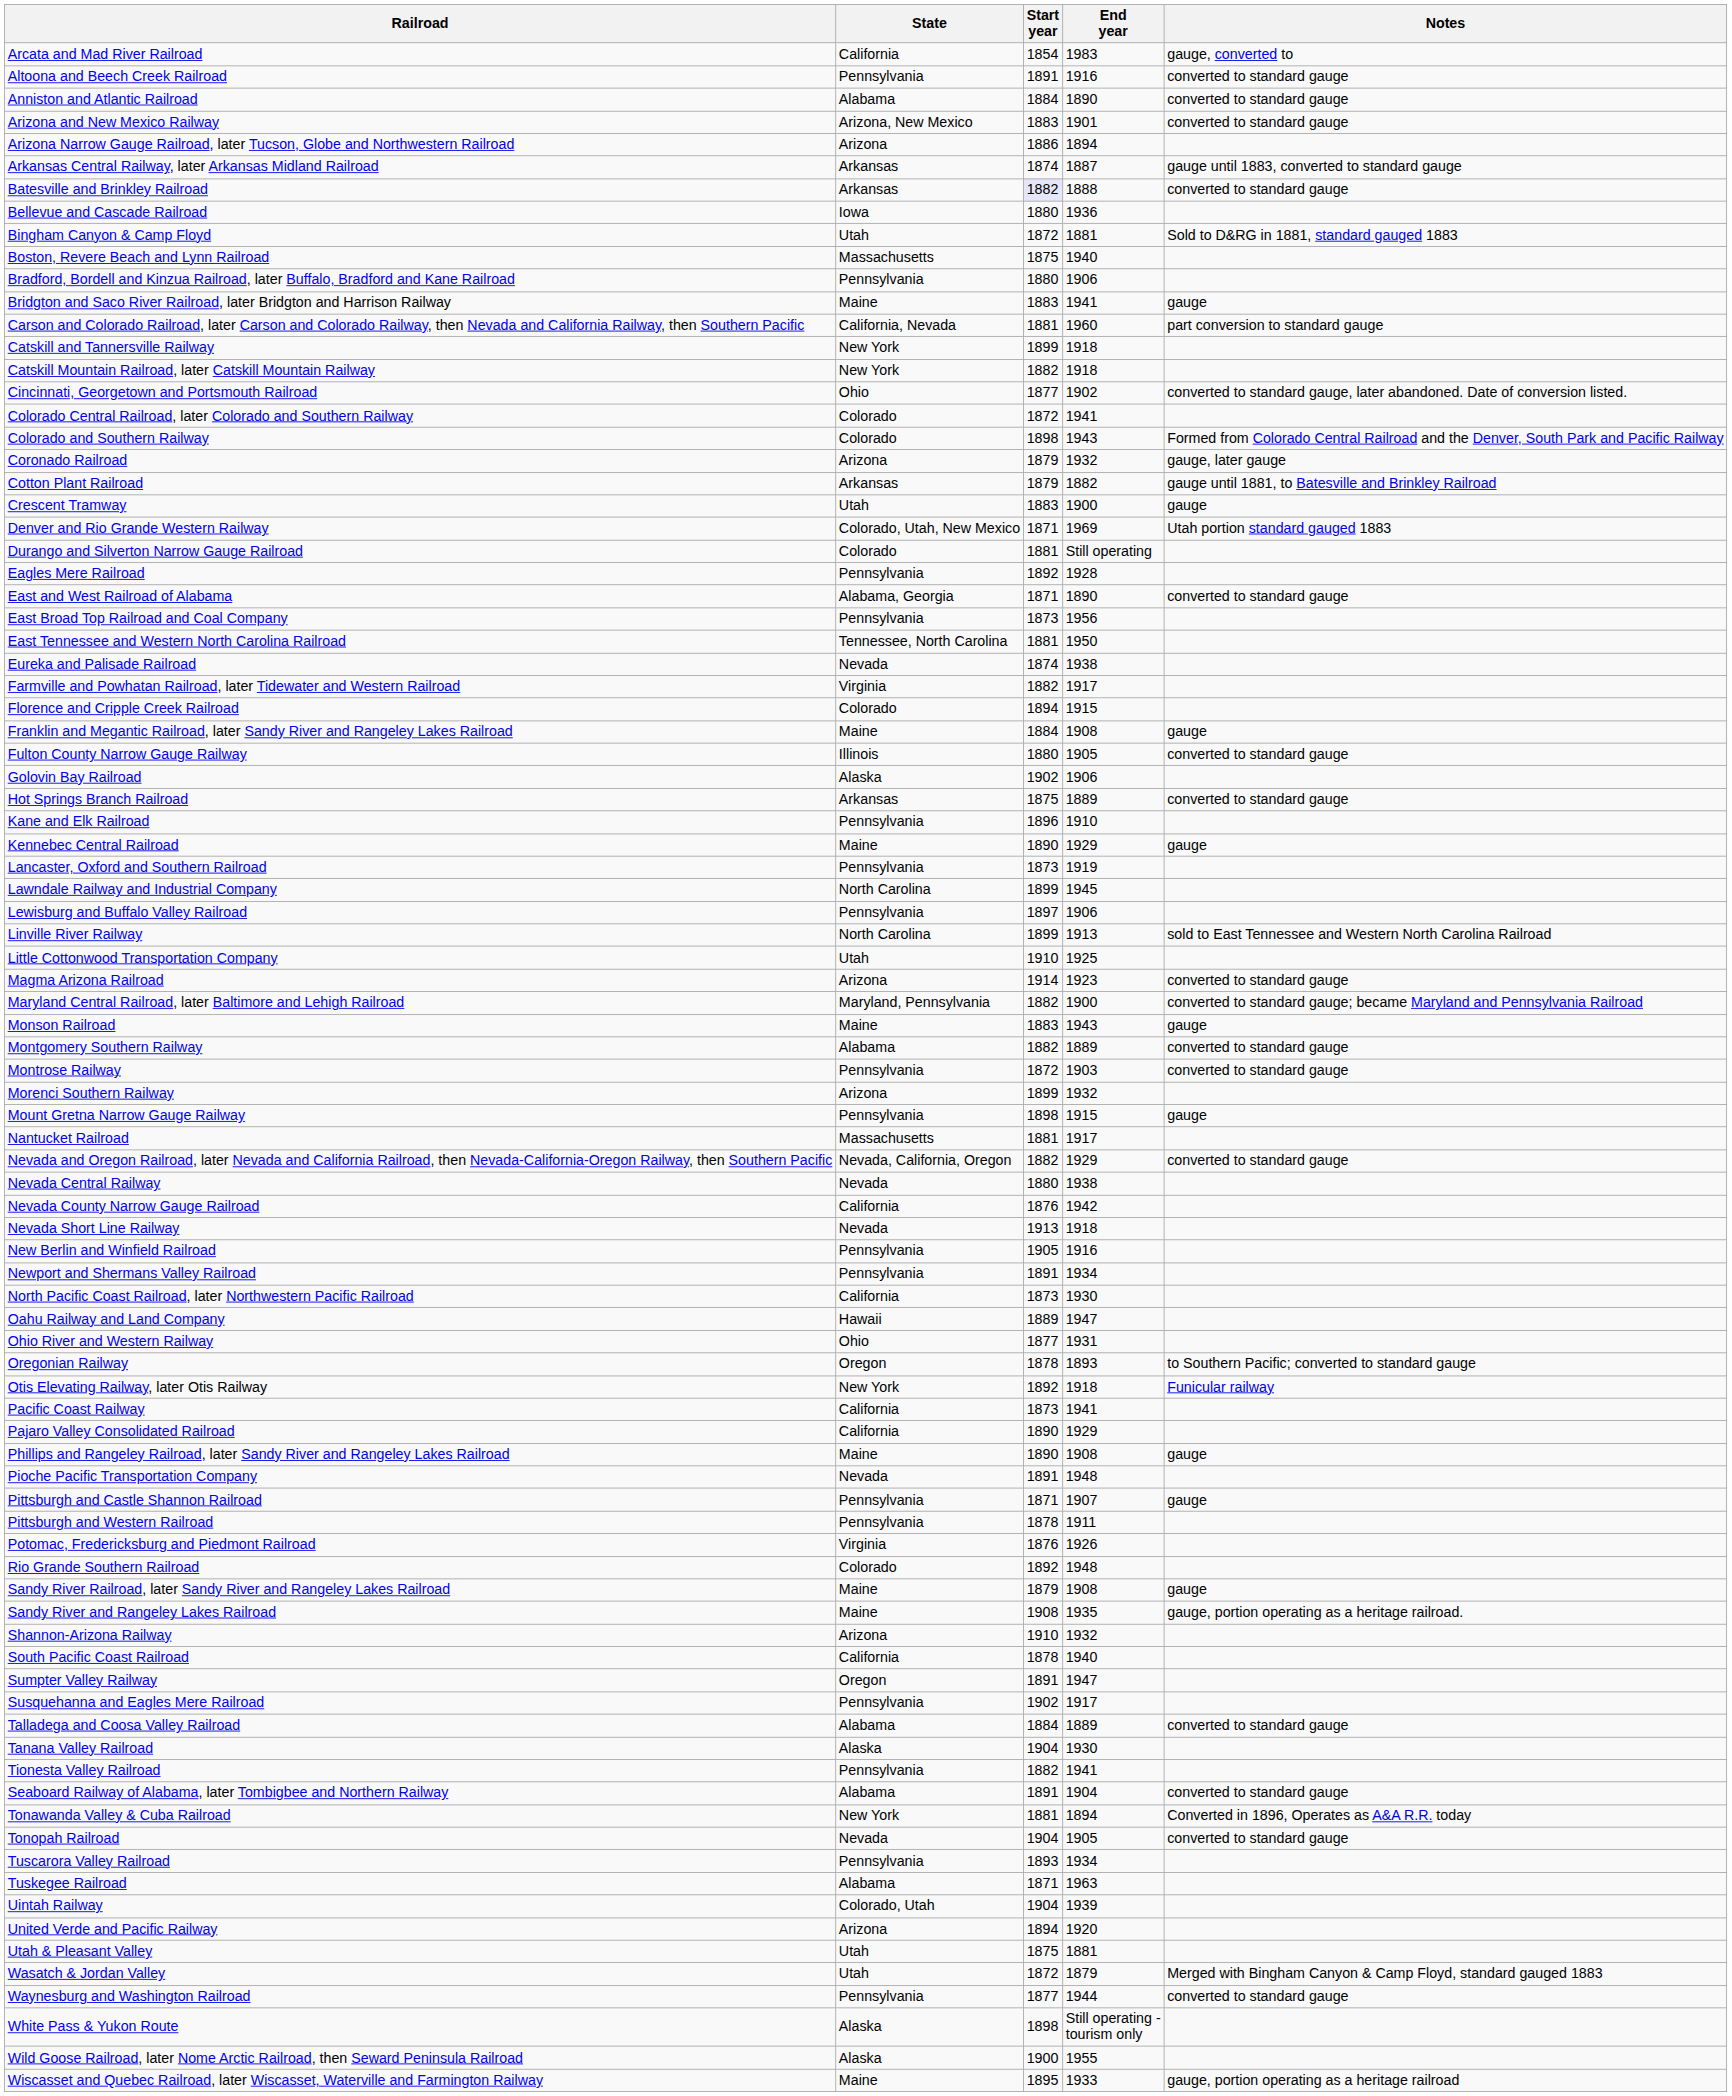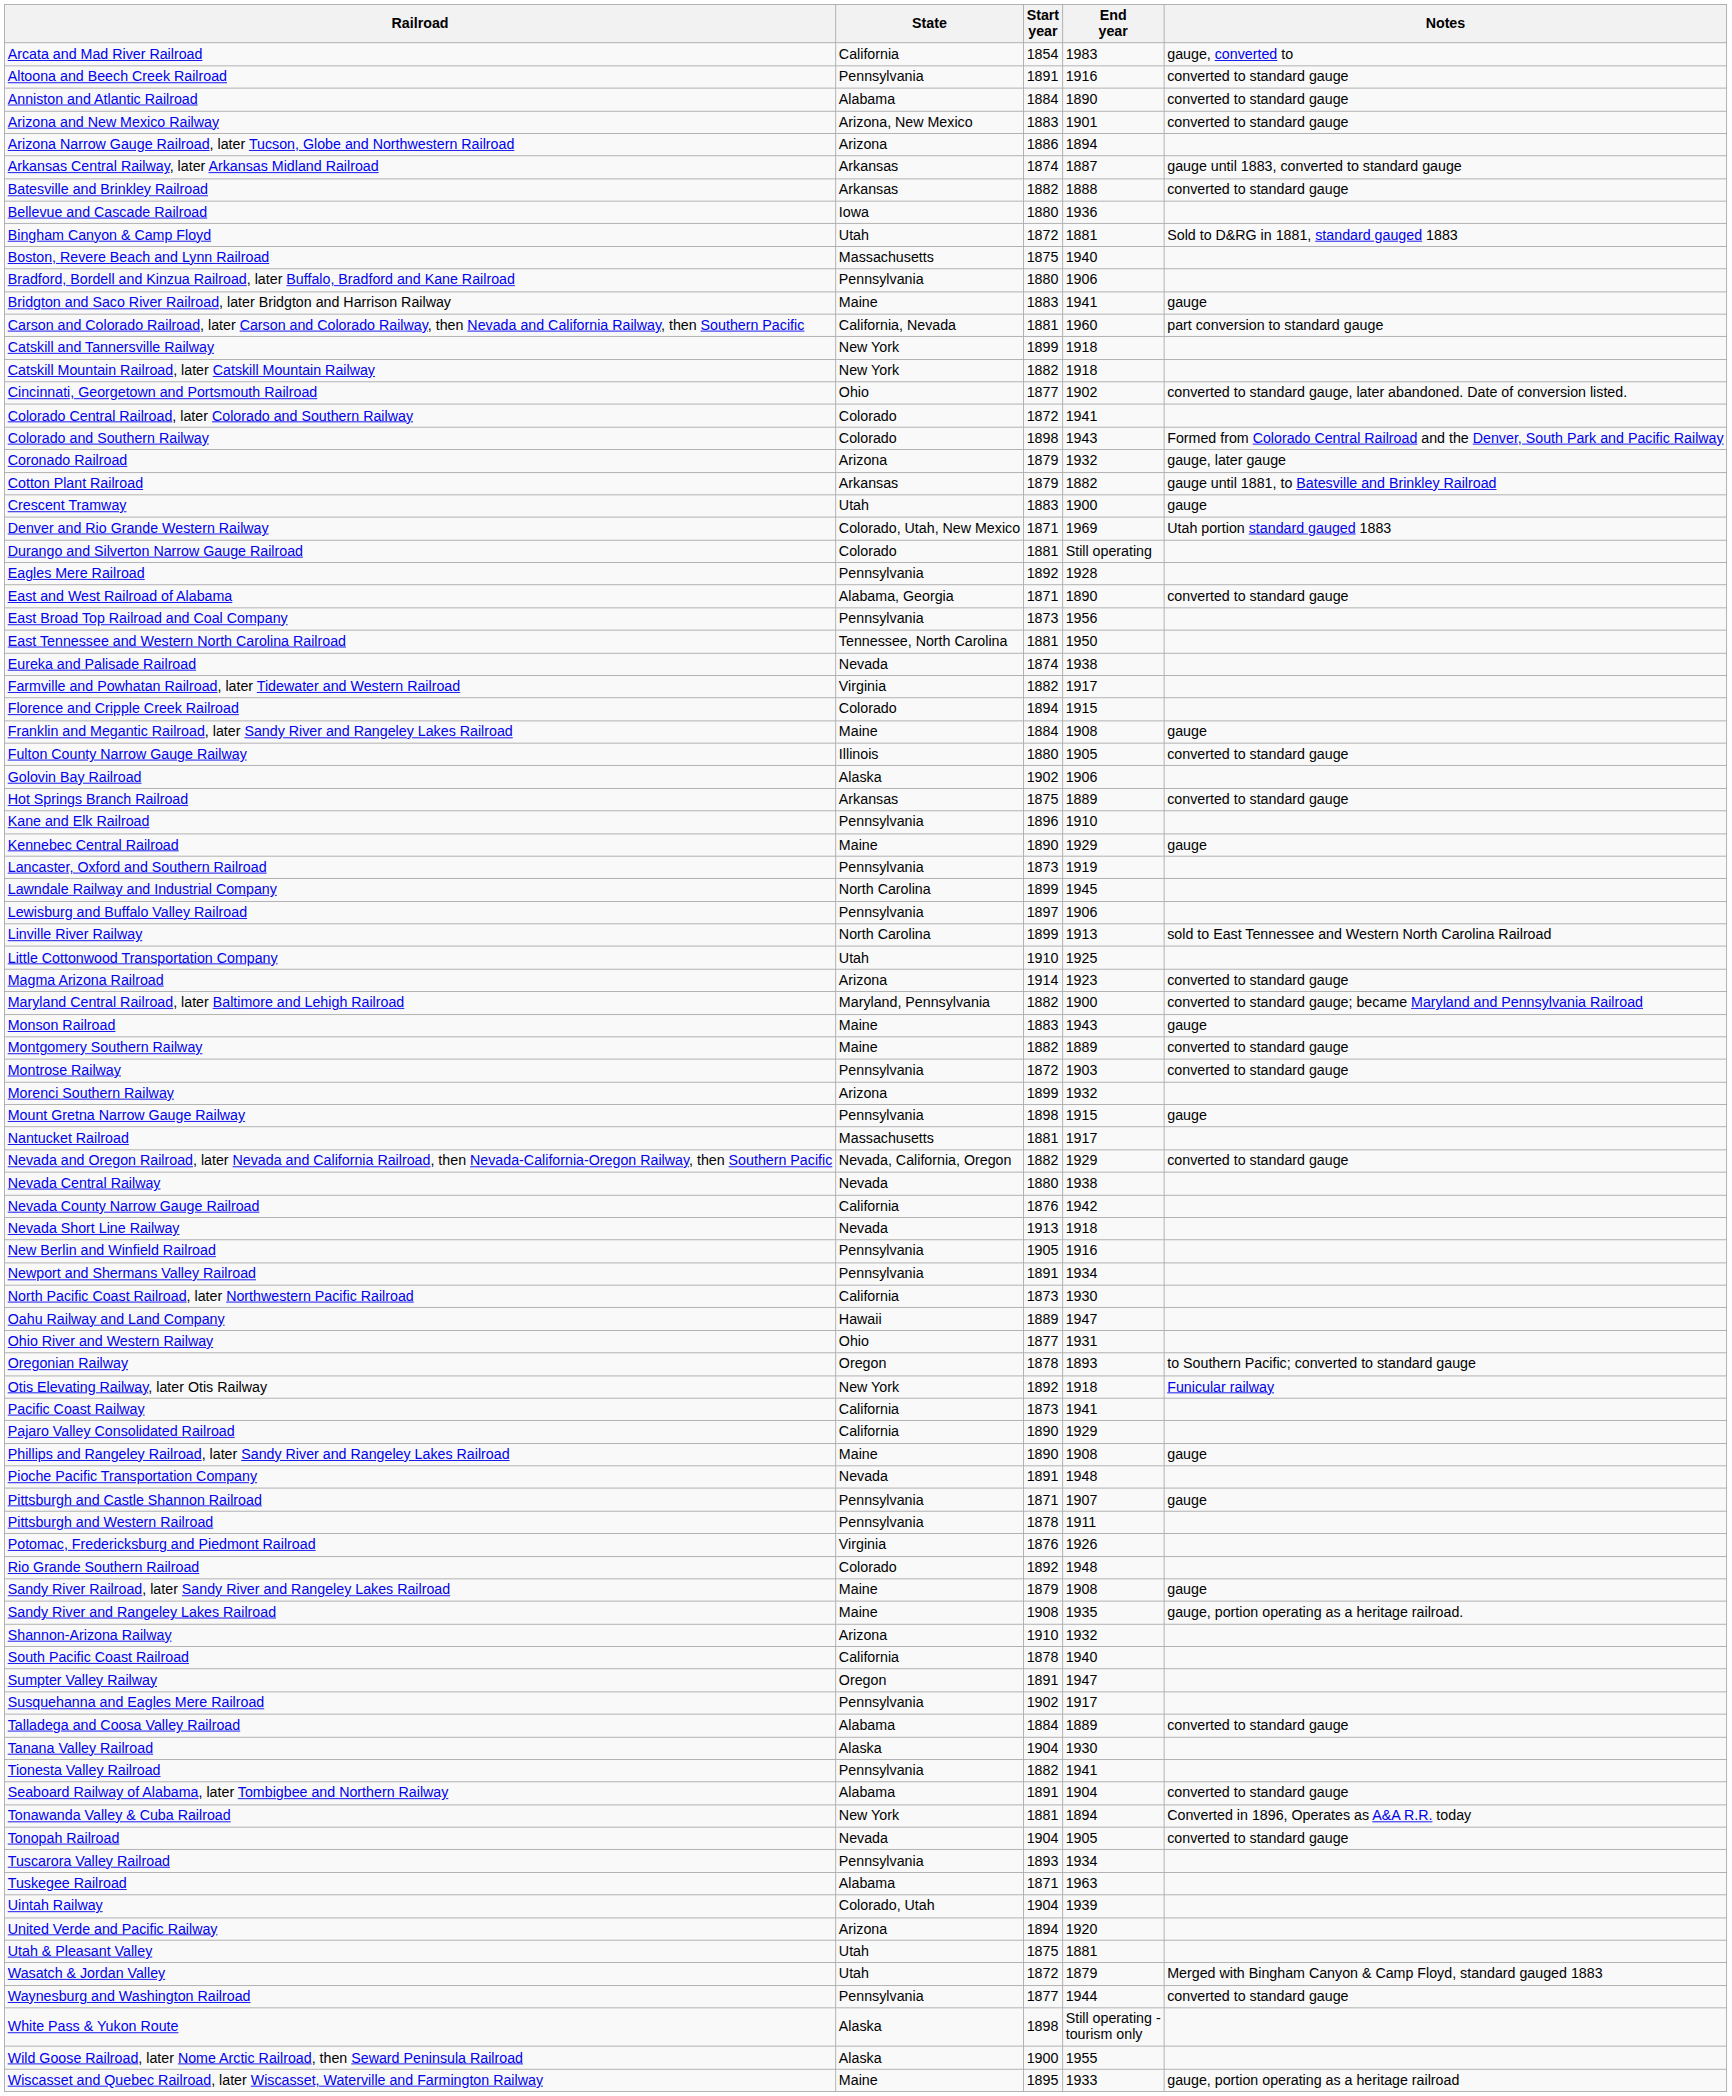(1043, 189) lavender background -> (1043, 189) no background
(867, 1048) Alabama -> (858, 1048) Maine
